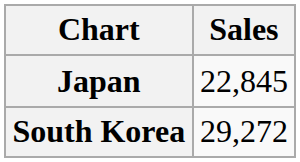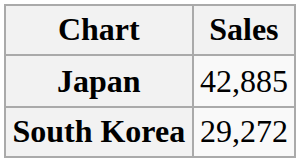(244, 80) 22,845 -> (244, 80) 42,885
